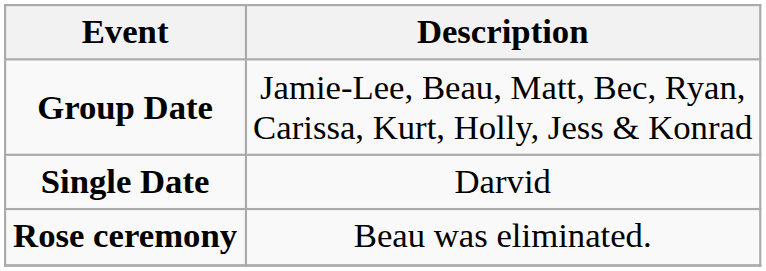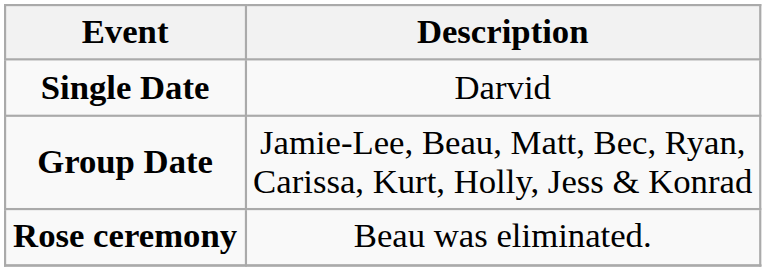rows swapped: (125, 106) <-> (125, 181)
